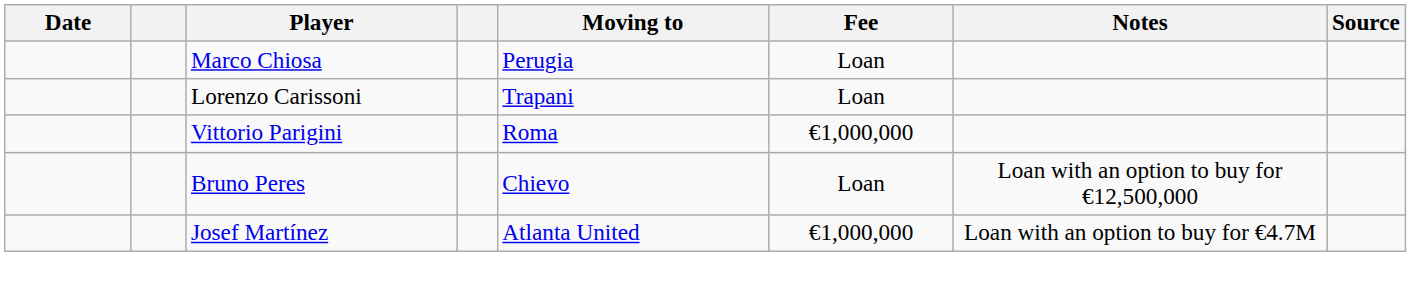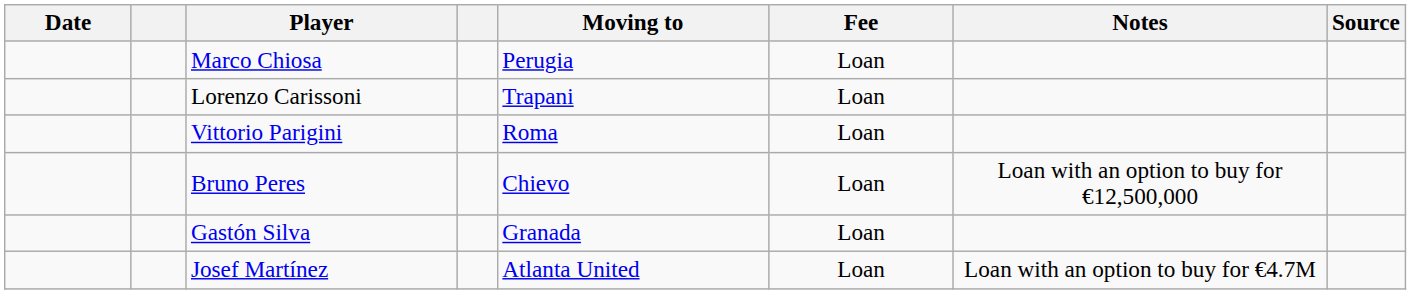(861, 133) €1,000,000 -> (861, 133) Loan
+ row: (251, 232)
(861, 232) €1,000,000 -> (861, 269) Loan
